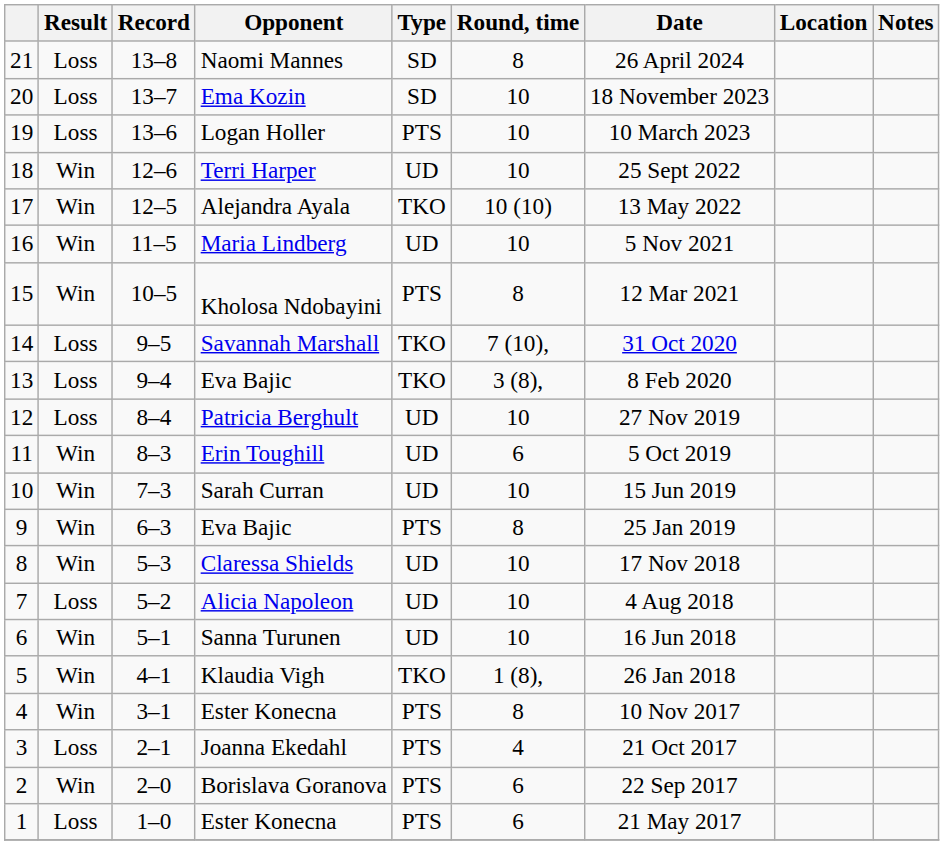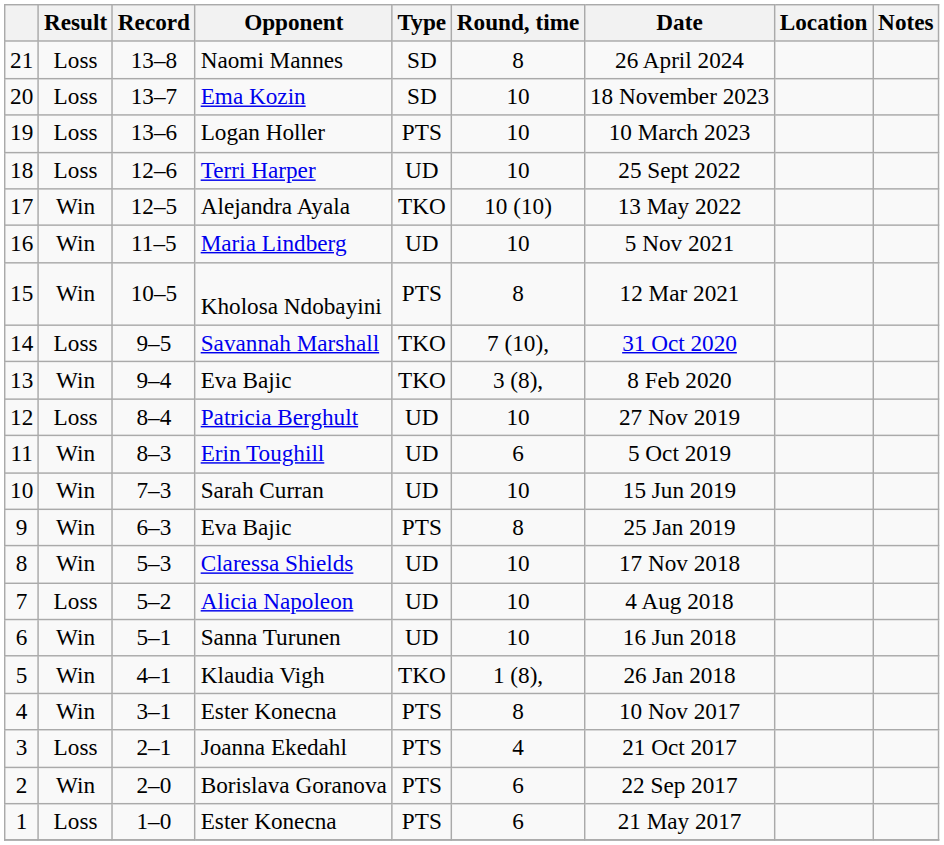(76, 170) Win -> (76, 170) Loss
(76, 380) Loss -> (76, 380) Win
